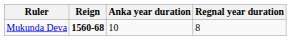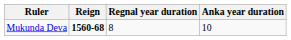columns swapped: (240, 12) <-> (150, 12)
